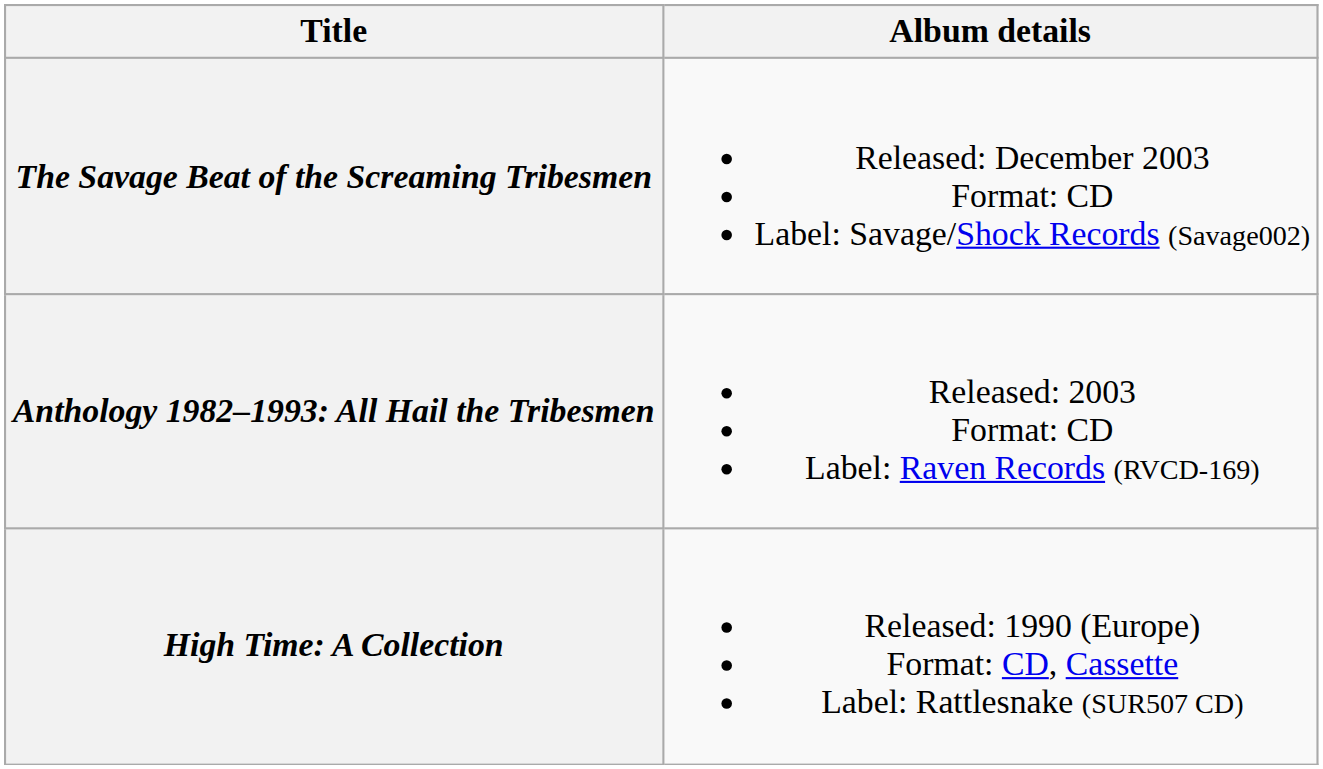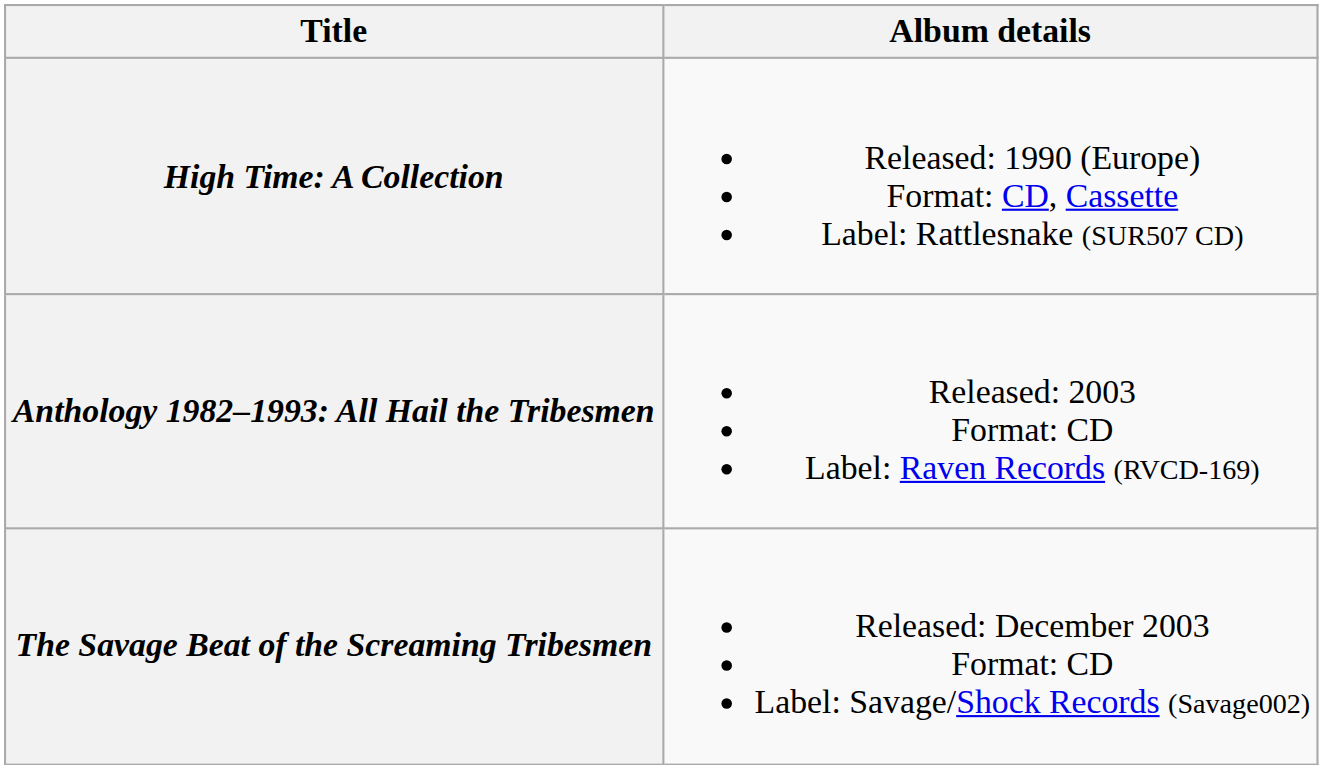rows swapped: (334, 645) <-> (334, 175)
